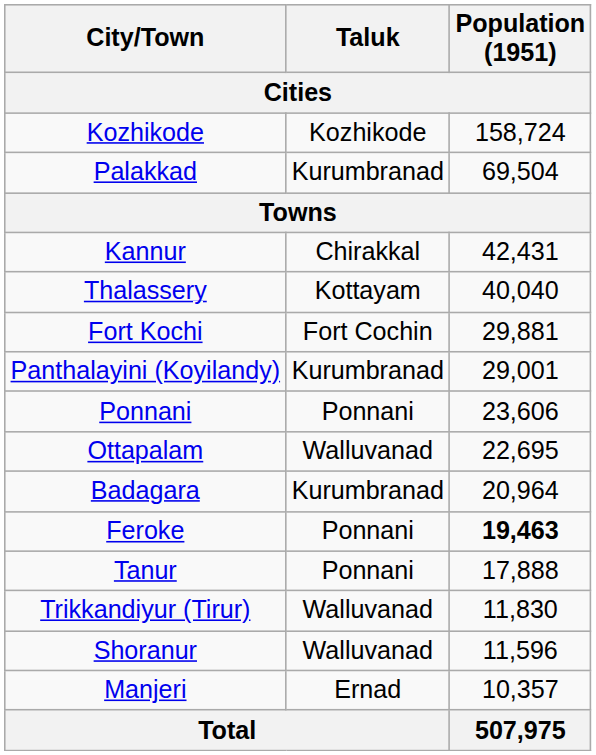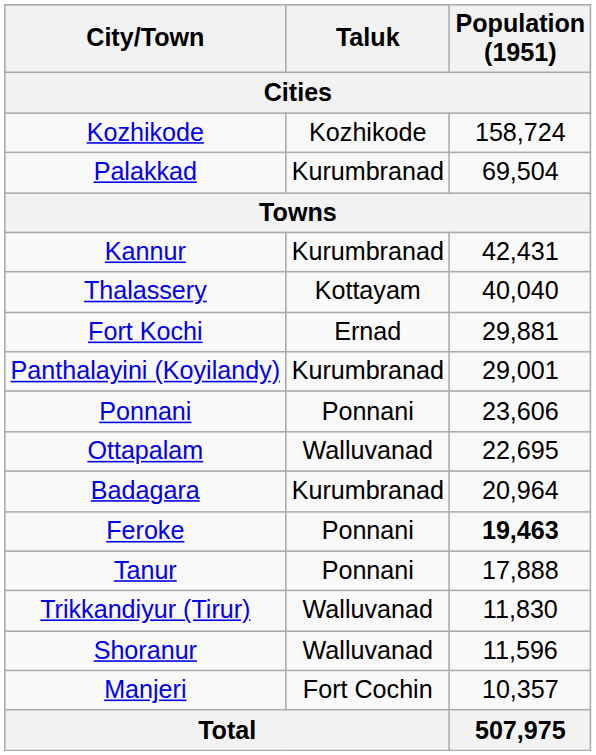(368, 251) Chirakkal -> (368, 251) Kurumbranad
(368, 331) Fort Cochin -> (368, 331) Ernad
(368, 690) Ernad -> (368, 690) Fort Cochin
